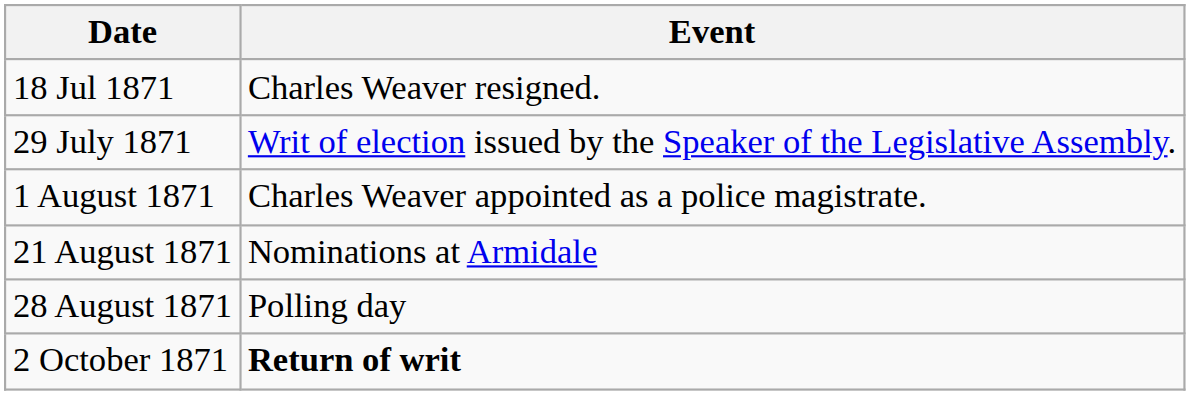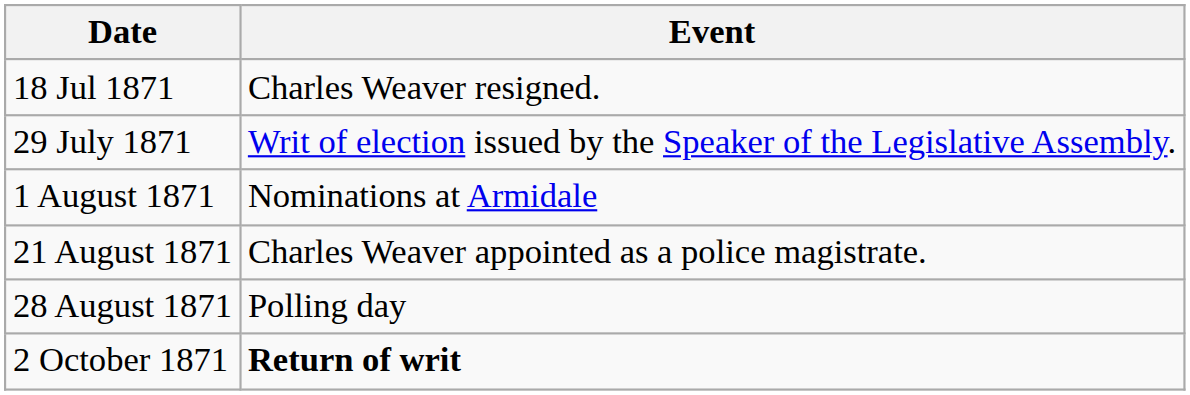(587, 196) Charles Weaver appointed as a police magistrate. -> (423, 196) Nominations at Armidale
(423, 251) Nominations at Armidale -> (587, 251) Charles Weaver appointed as a police magistrate.
